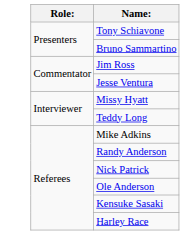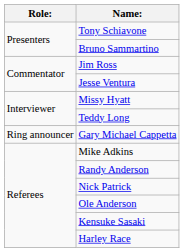+ row: (127, 134)
